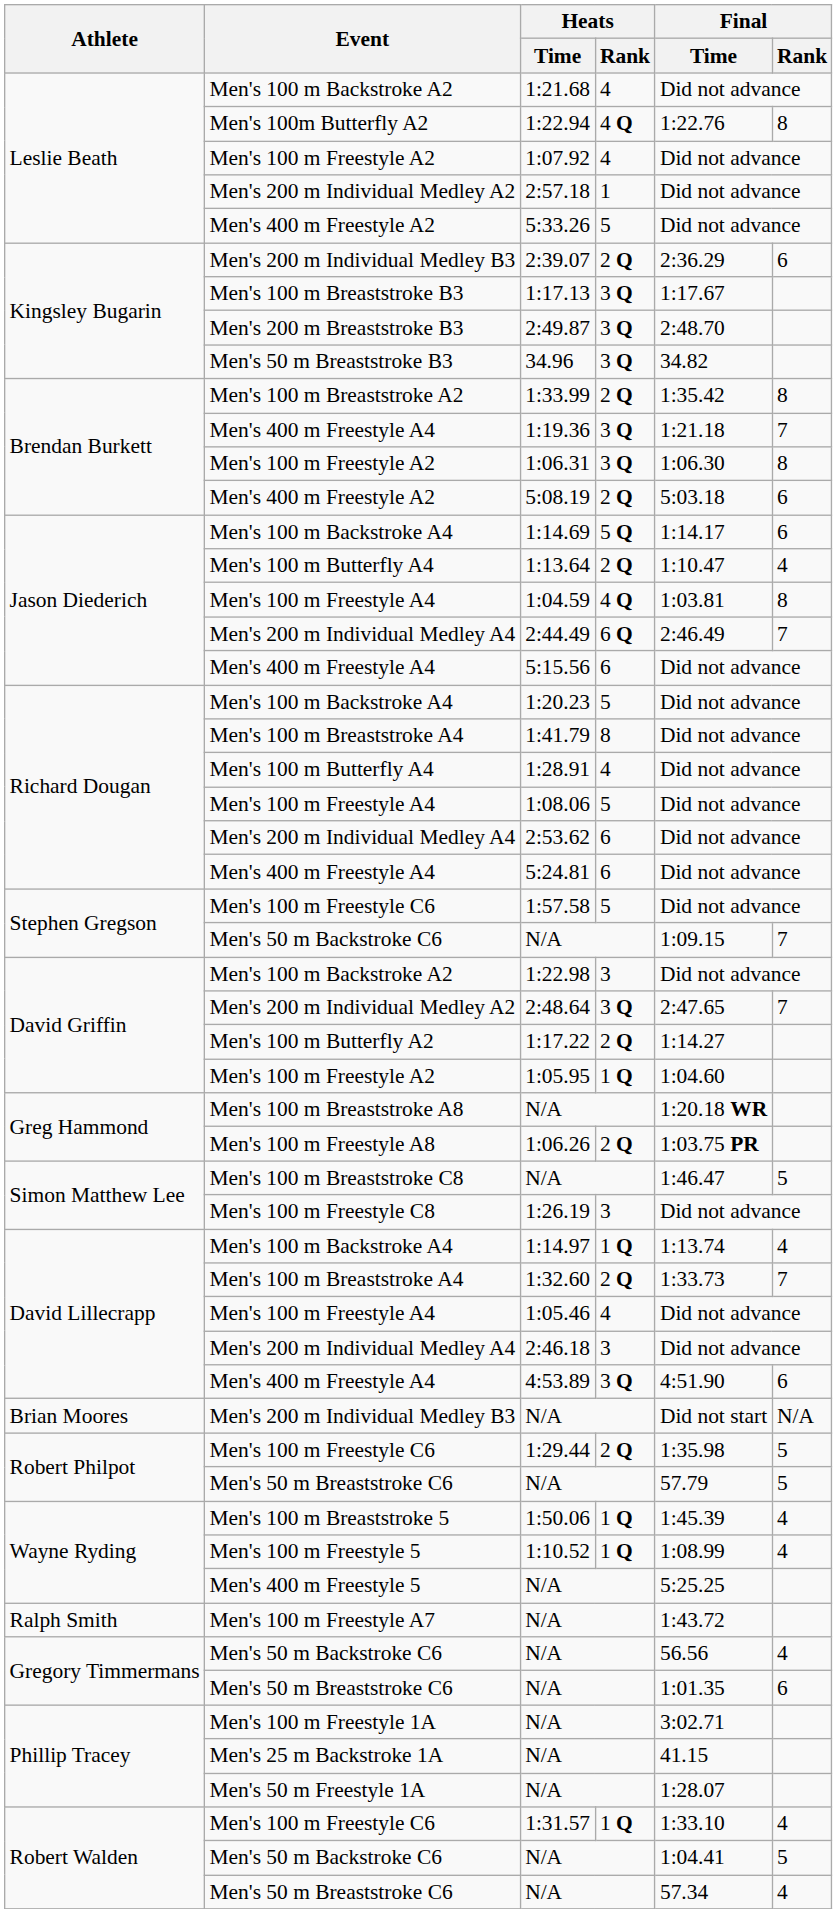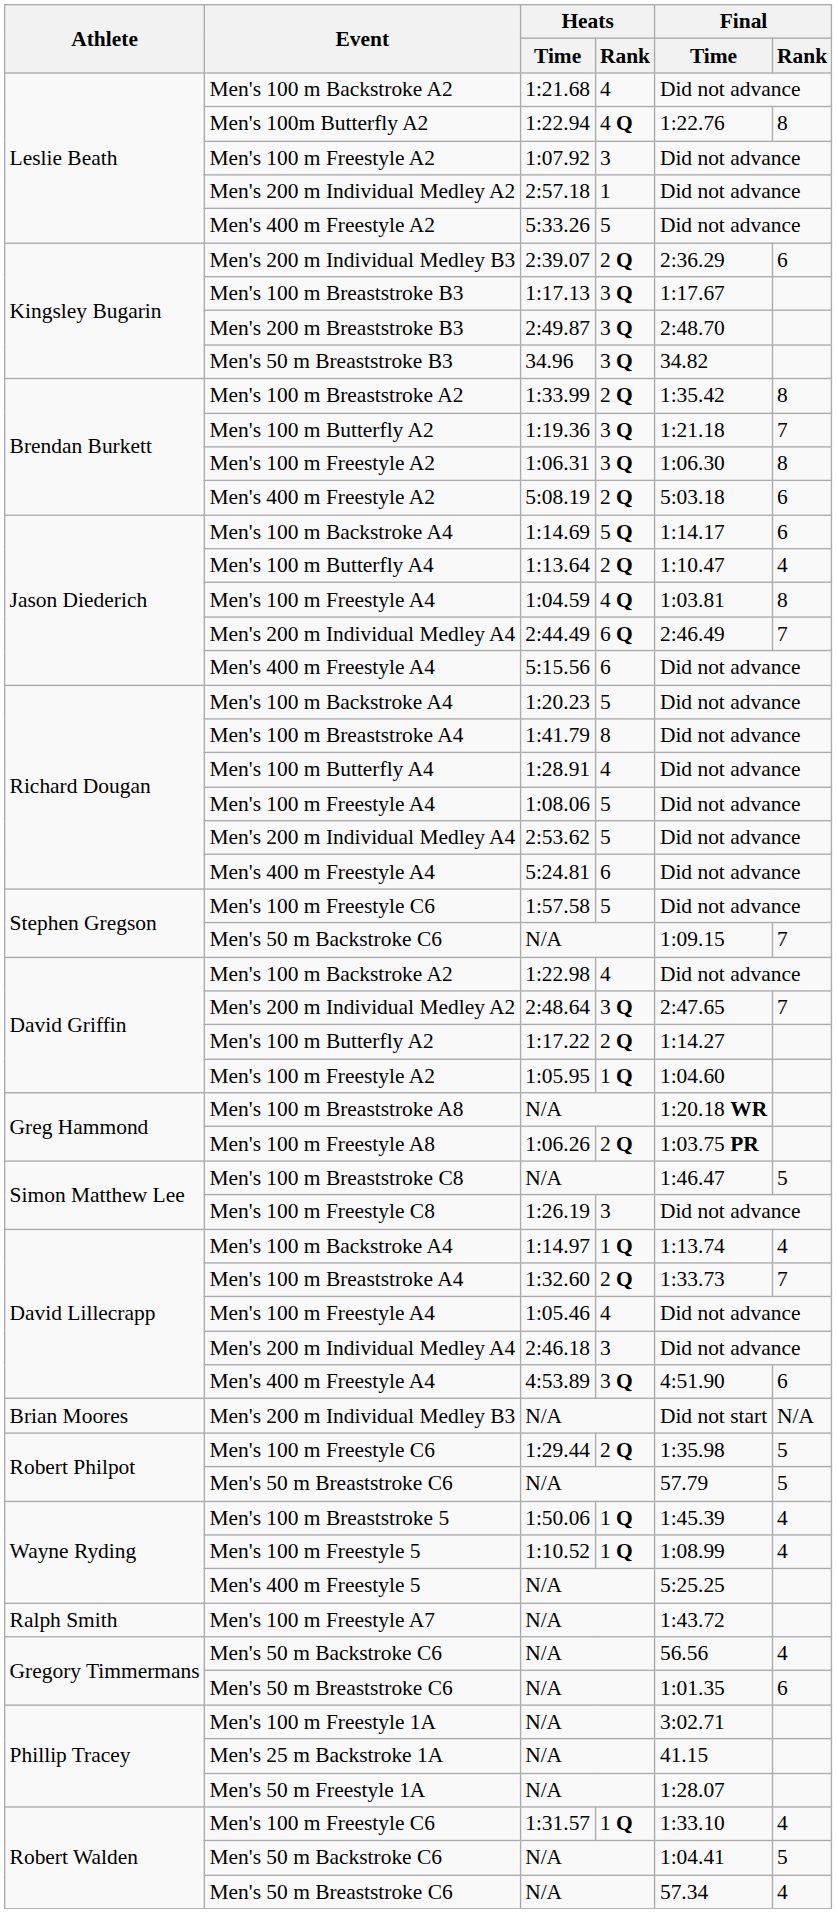(605, 157) 4 -> (605, 157) 3
(322, 429) Men's 400 m Freestyle A4 -> (322, 429) Men's 100 m Butterfly A2
(605, 837) 6 -> (605, 837) 5
(605, 973) 3 -> (605, 973) 4
